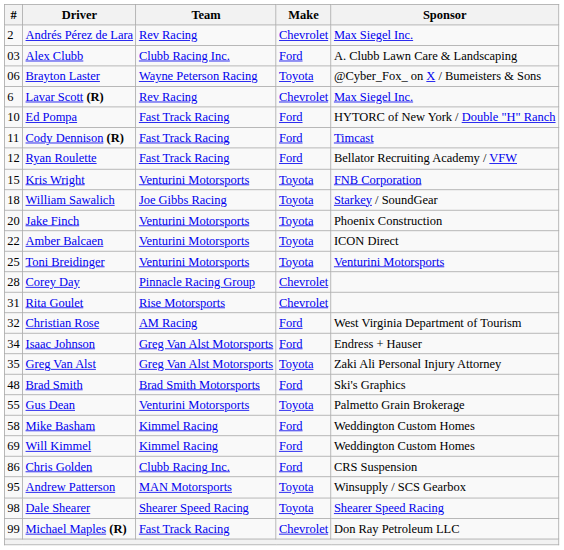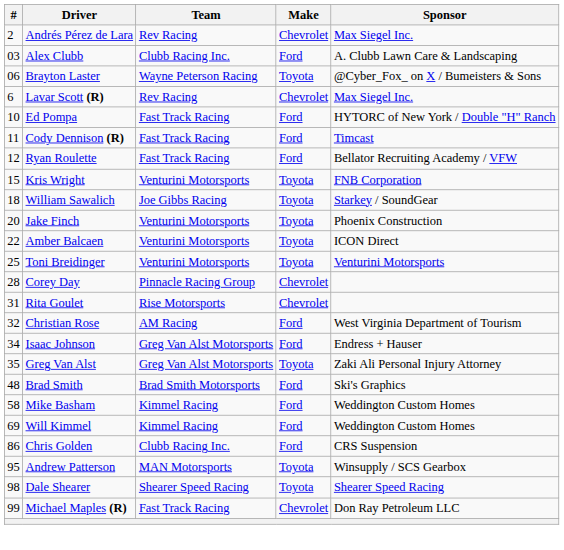- row: (50, 405)
